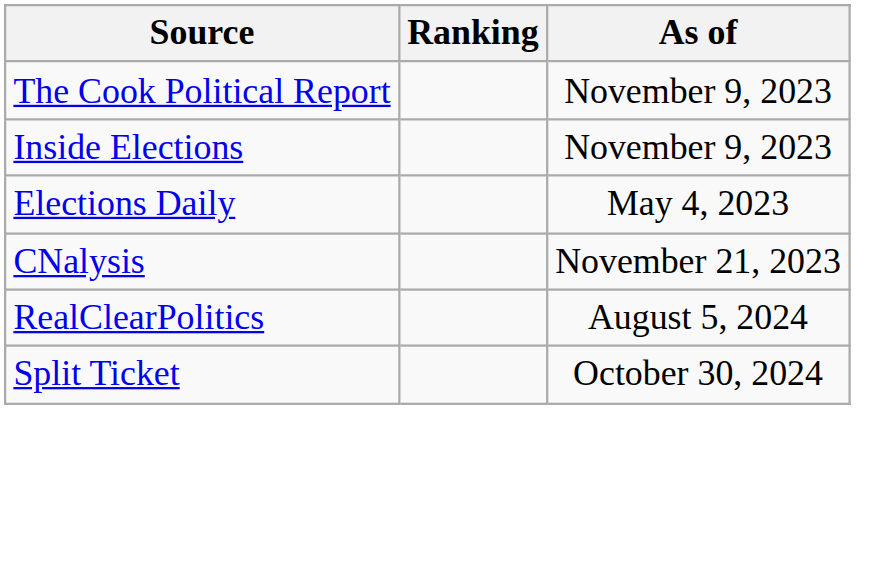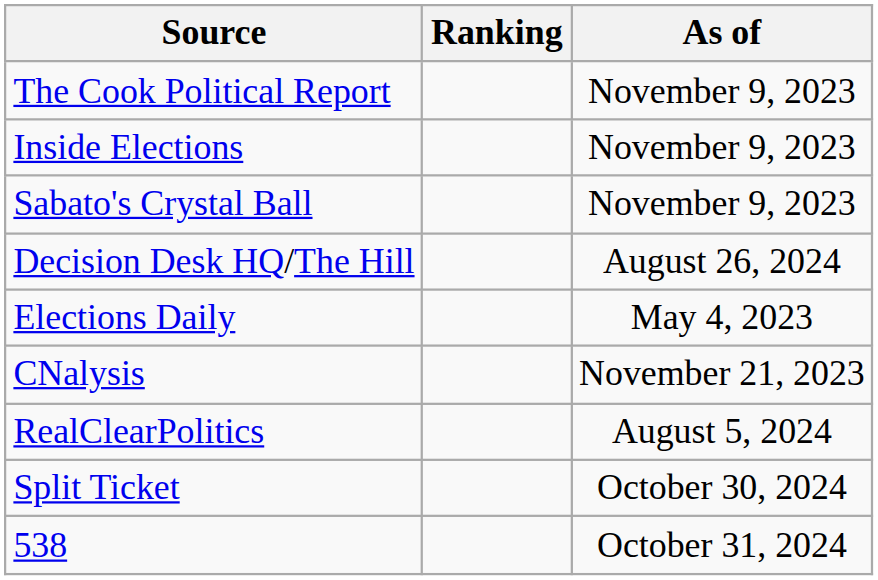+ row: (163, 203)
+ row: (214, 260)
+ row: (40, 544)
